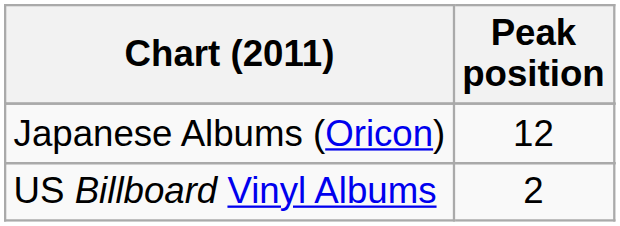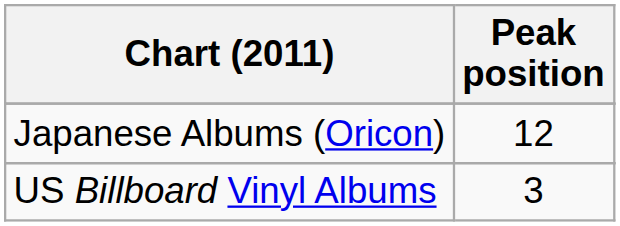(533, 190) 2 -> (533, 190) 3
